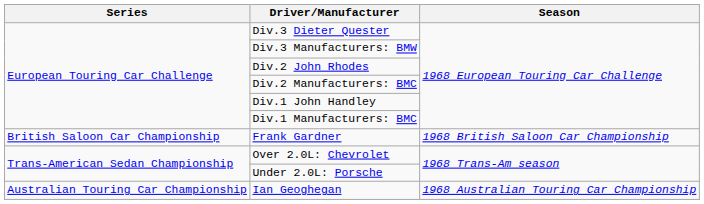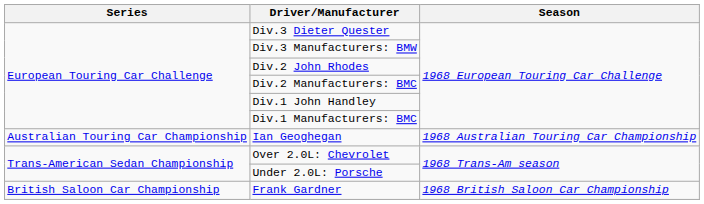rows swapped: (297, 190) <-> (297, 137)
